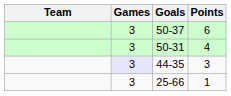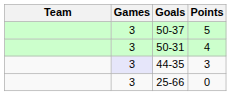(207, 30) 6 -> (207, 30) 5
(207, 82) 1 -> (207, 82) 0
